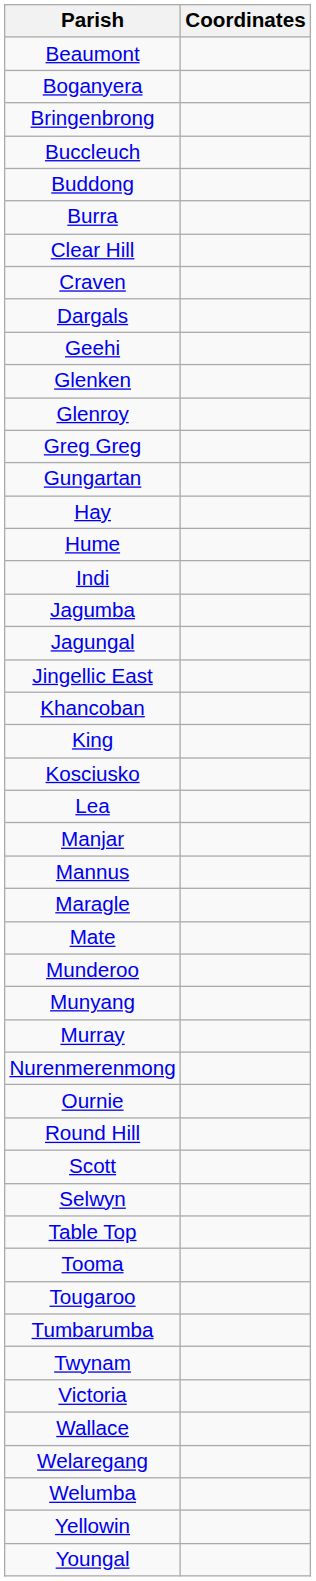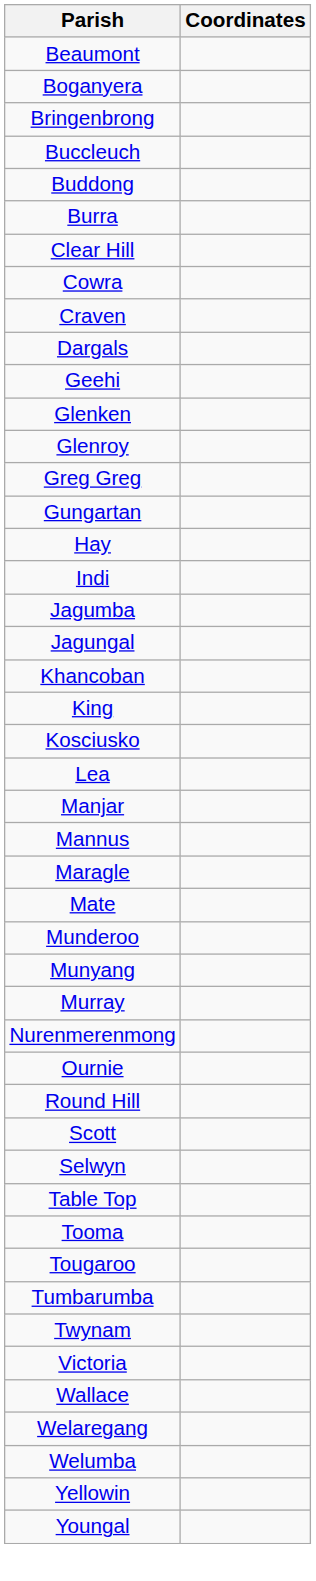+ row: (93, 282)
- row: (93, 544)
- row: (93, 675)
